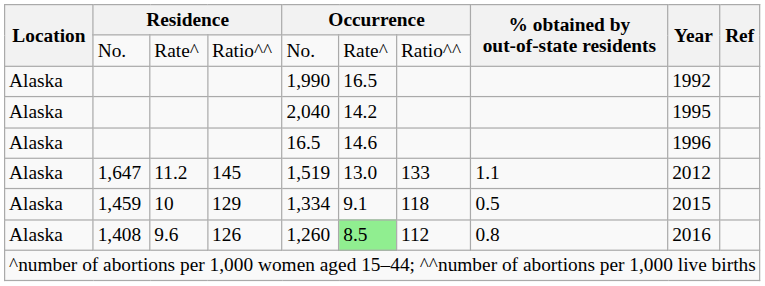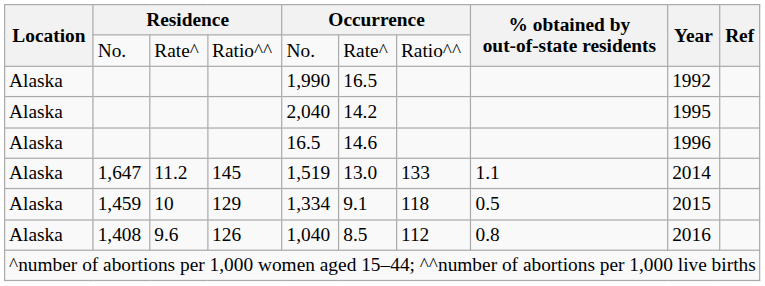(692, 173) 2012 -> (692, 173) 2014
(308, 234) 1,260 -> (308, 234) 1,040
(355, 234) lightgreen background -> (355, 234) no background
